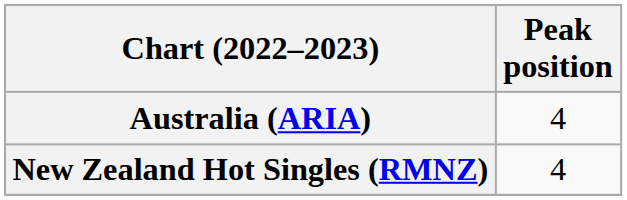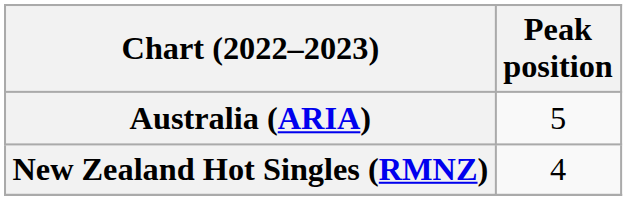(558, 117) 4 -> (558, 117) 5
